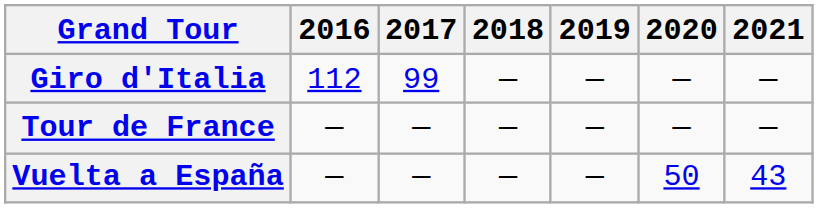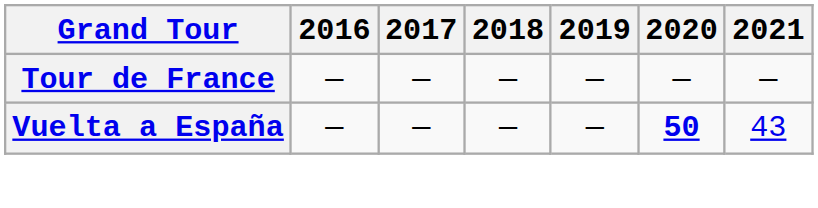- row: (148, 79)
(682, 177) normal -> (682, 128) bold
